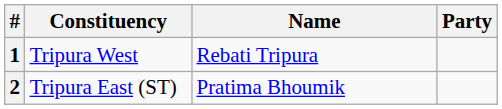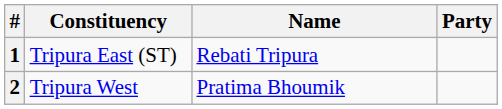(84, 54) Tripura West -> (103, 54) Tripura East (ST)
(103, 87) Tripura East (ST) -> (84, 87) Tripura West
